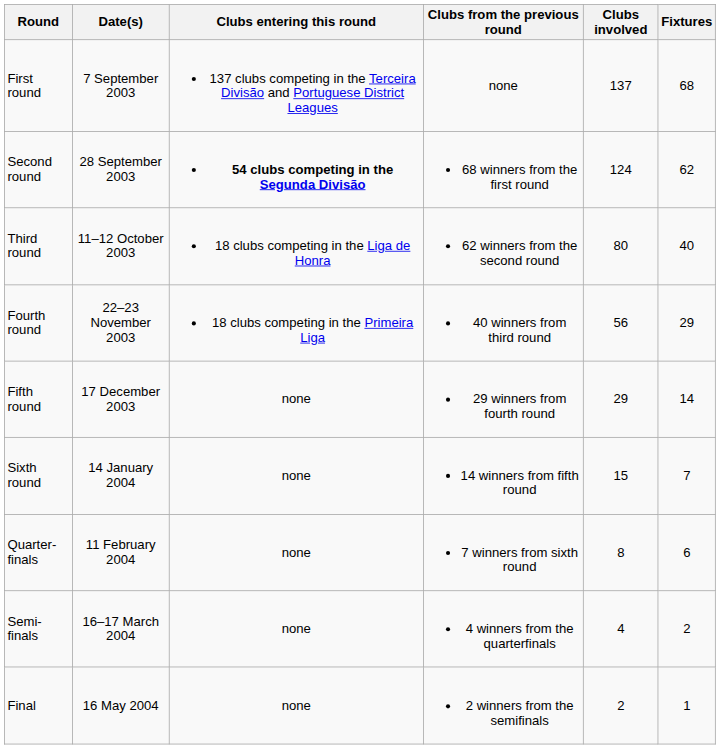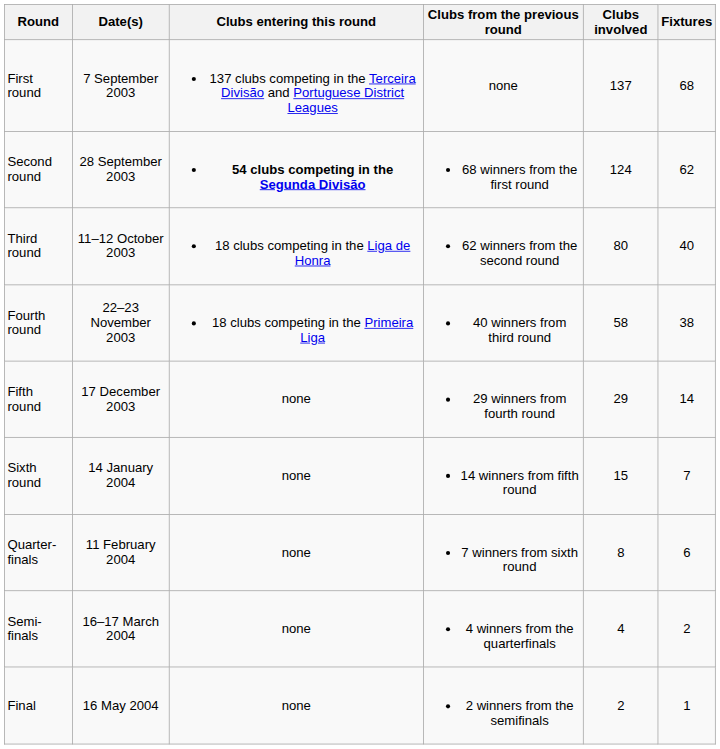(621, 322) 56 -> (621, 322) 58
(687, 322) 29 -> (687, 322) 38
